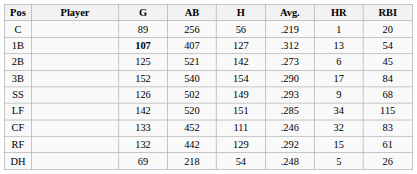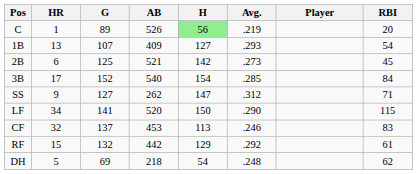columns swapped: (75, 12) <-> (339, 12)
(192, 29) 256 -> (154, 29) 526
(241, 29) no background -> (203, 29) lightgreen background
(143, 45) bold -> (105, 45) normal
(192, 45) 407 -> (154, 45) 409
(290, 45) .312 -> (252, 45) .293
(290, 78) .290 -> (252, 78) .285
(143, 95) 126 -> (105, 95) 127
(192, 95) 502 -> (154, 95) 262
(241, 95) 149 -> (203, 95) 147
(290, 95) .293 -> (252, 95) .312
(388, 95) 68 -> (388, 95) 71
(143, 111) 142 -> (105, 111) 141
(241, 111) 151 -> (203, 111) 150
(290, 111) .285 -> (252, 111) .290
(143, 128) 133 -> (105, 128) 137
(192, 128) 452 -> (154, 128) 453
(241, 128) 111 -> (203, 128) 113
(388, 161) 26 -> (388, 161) 62
